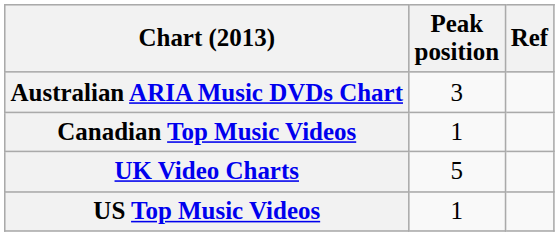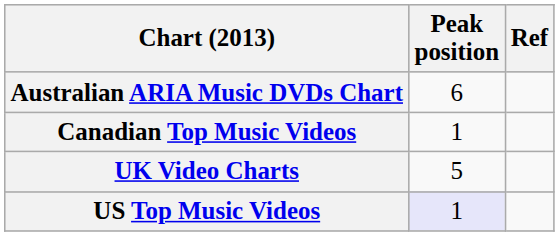(457, 91) 3 -> (457, 91) 6
(457, 210) no background -> (457, 210) lavender background
